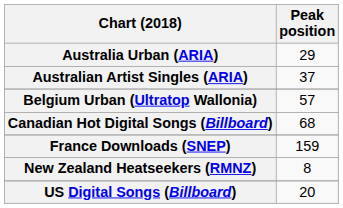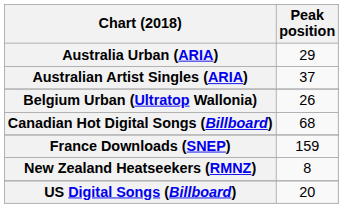(307, 100) 57 -> (307, 100) 26
